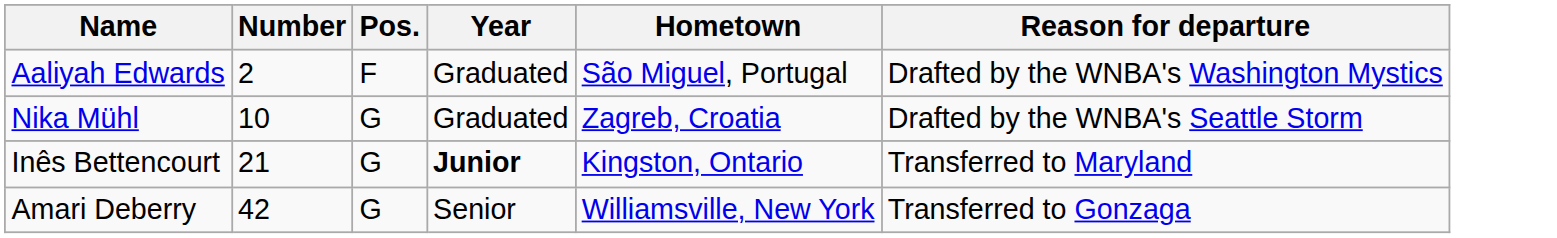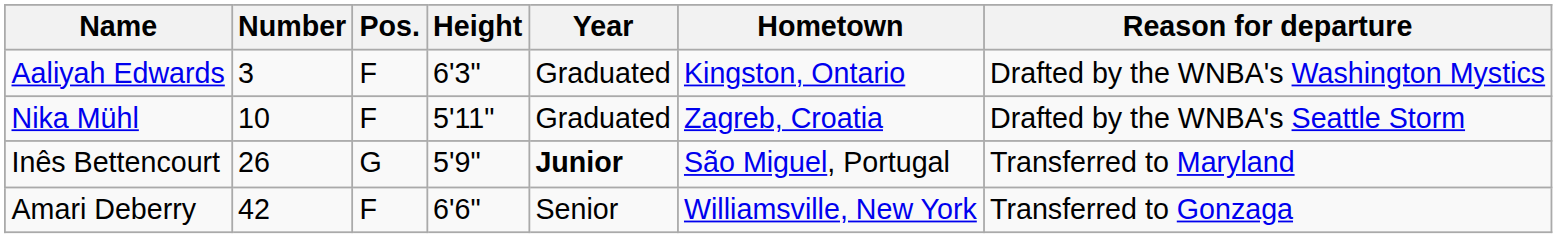+ column: (478, 27)
(246, 72) 2 -> (246, 72) 3
(715, 72) São Miguel, Portugal -> (795, 72) Kingston, Ontario
(371, 118) G -> (368, 118) F
(254, 163) 21 -> (254, 163) 26
(692, 163) Kingston, Ontario -> (817, 163) São Miguel, Portugal
(371, 208) G -> (368, 208) F
